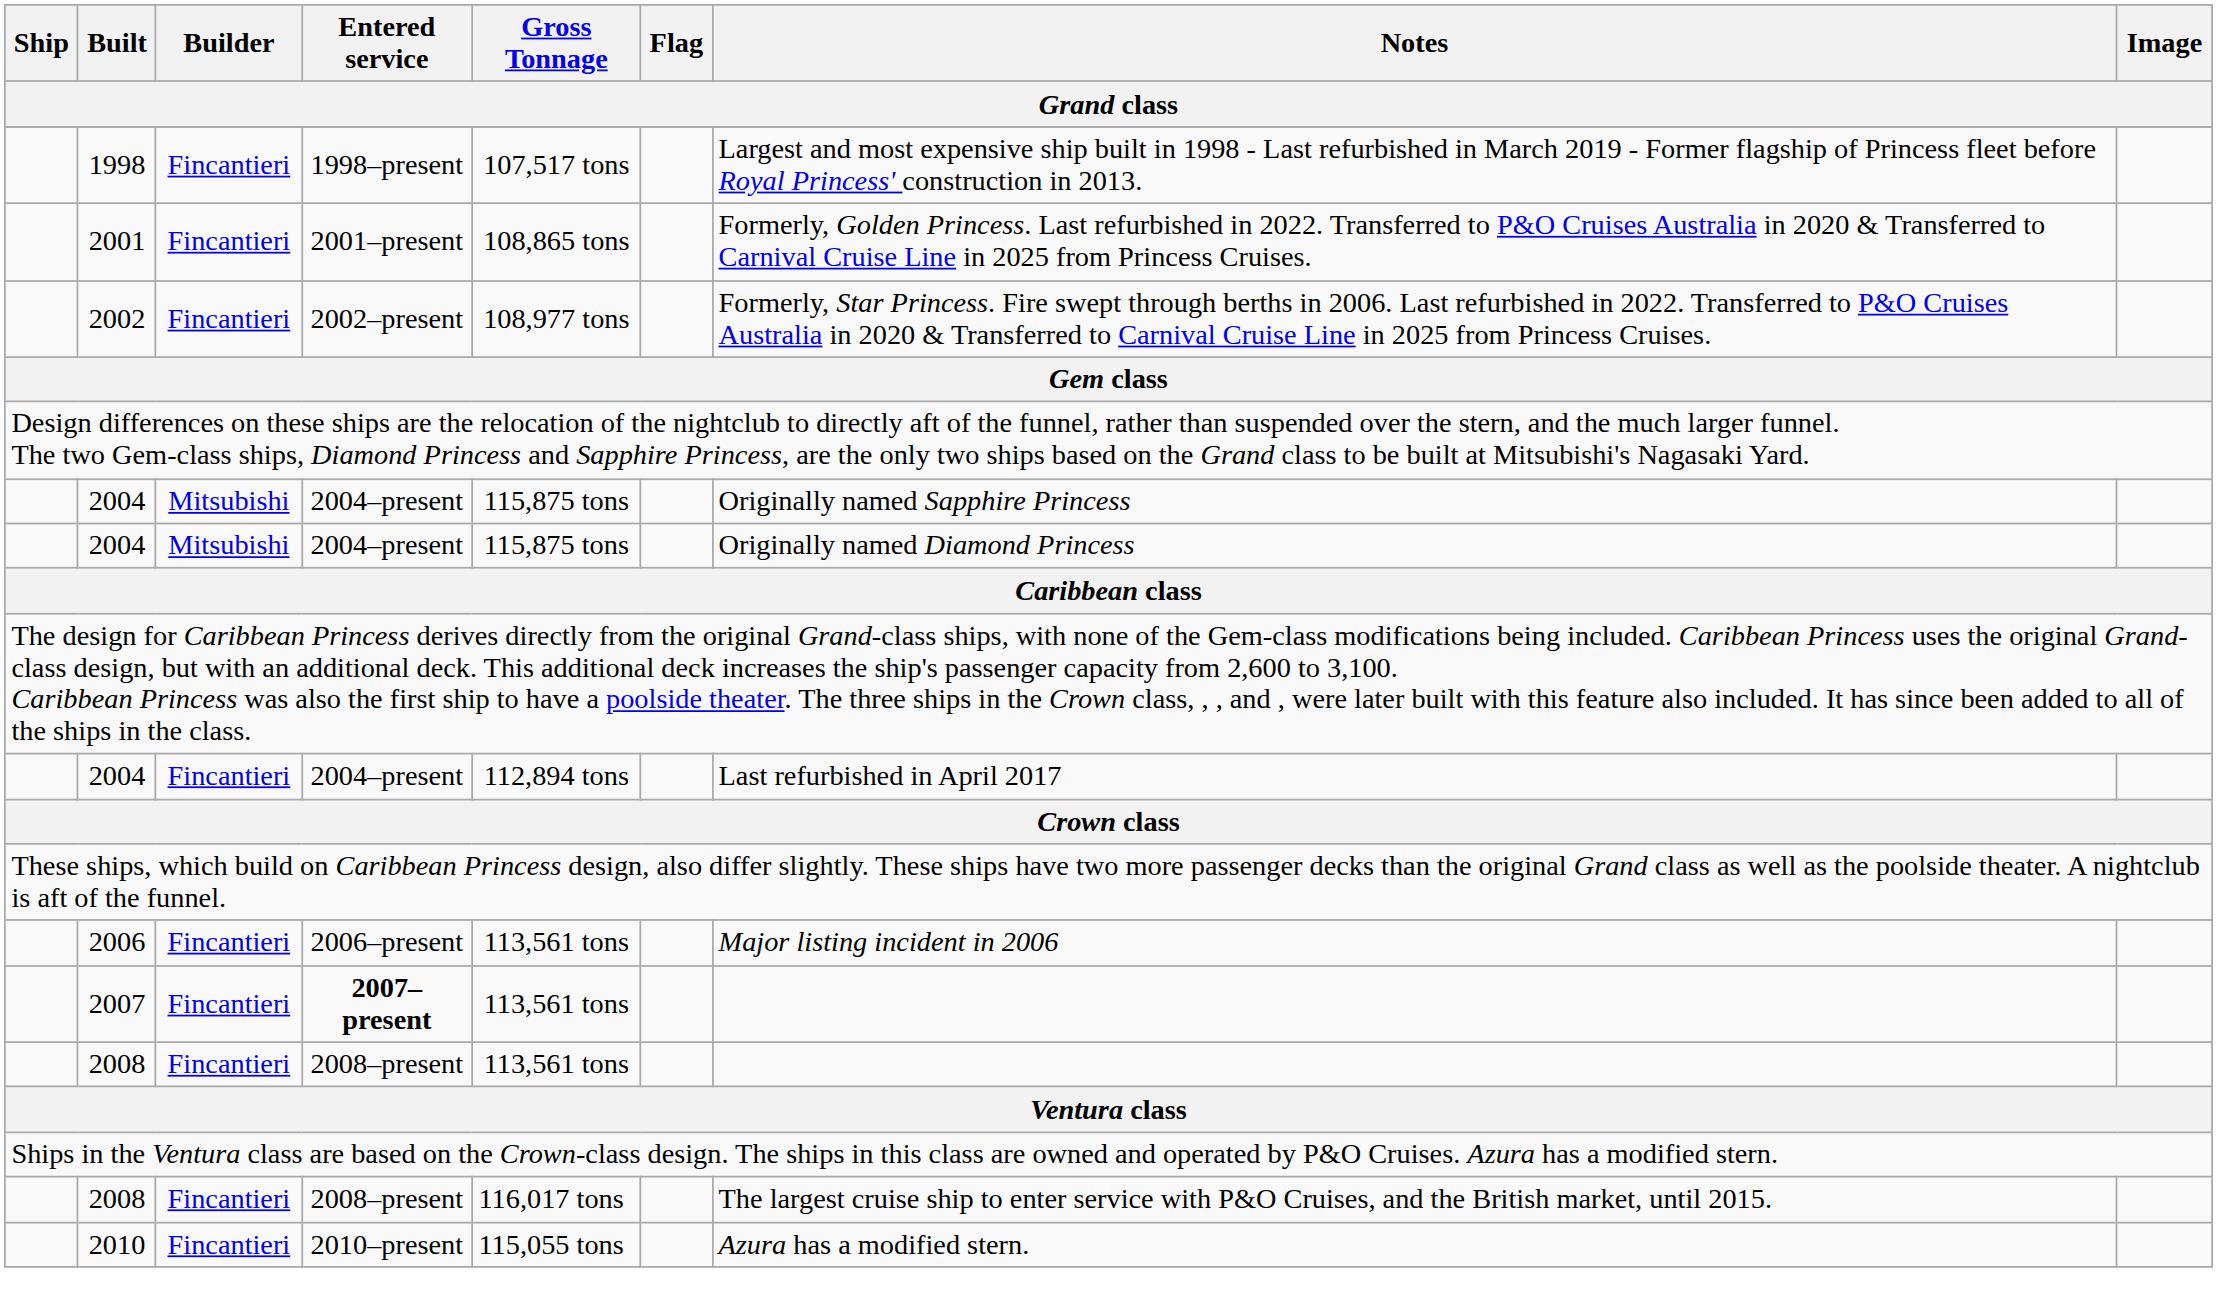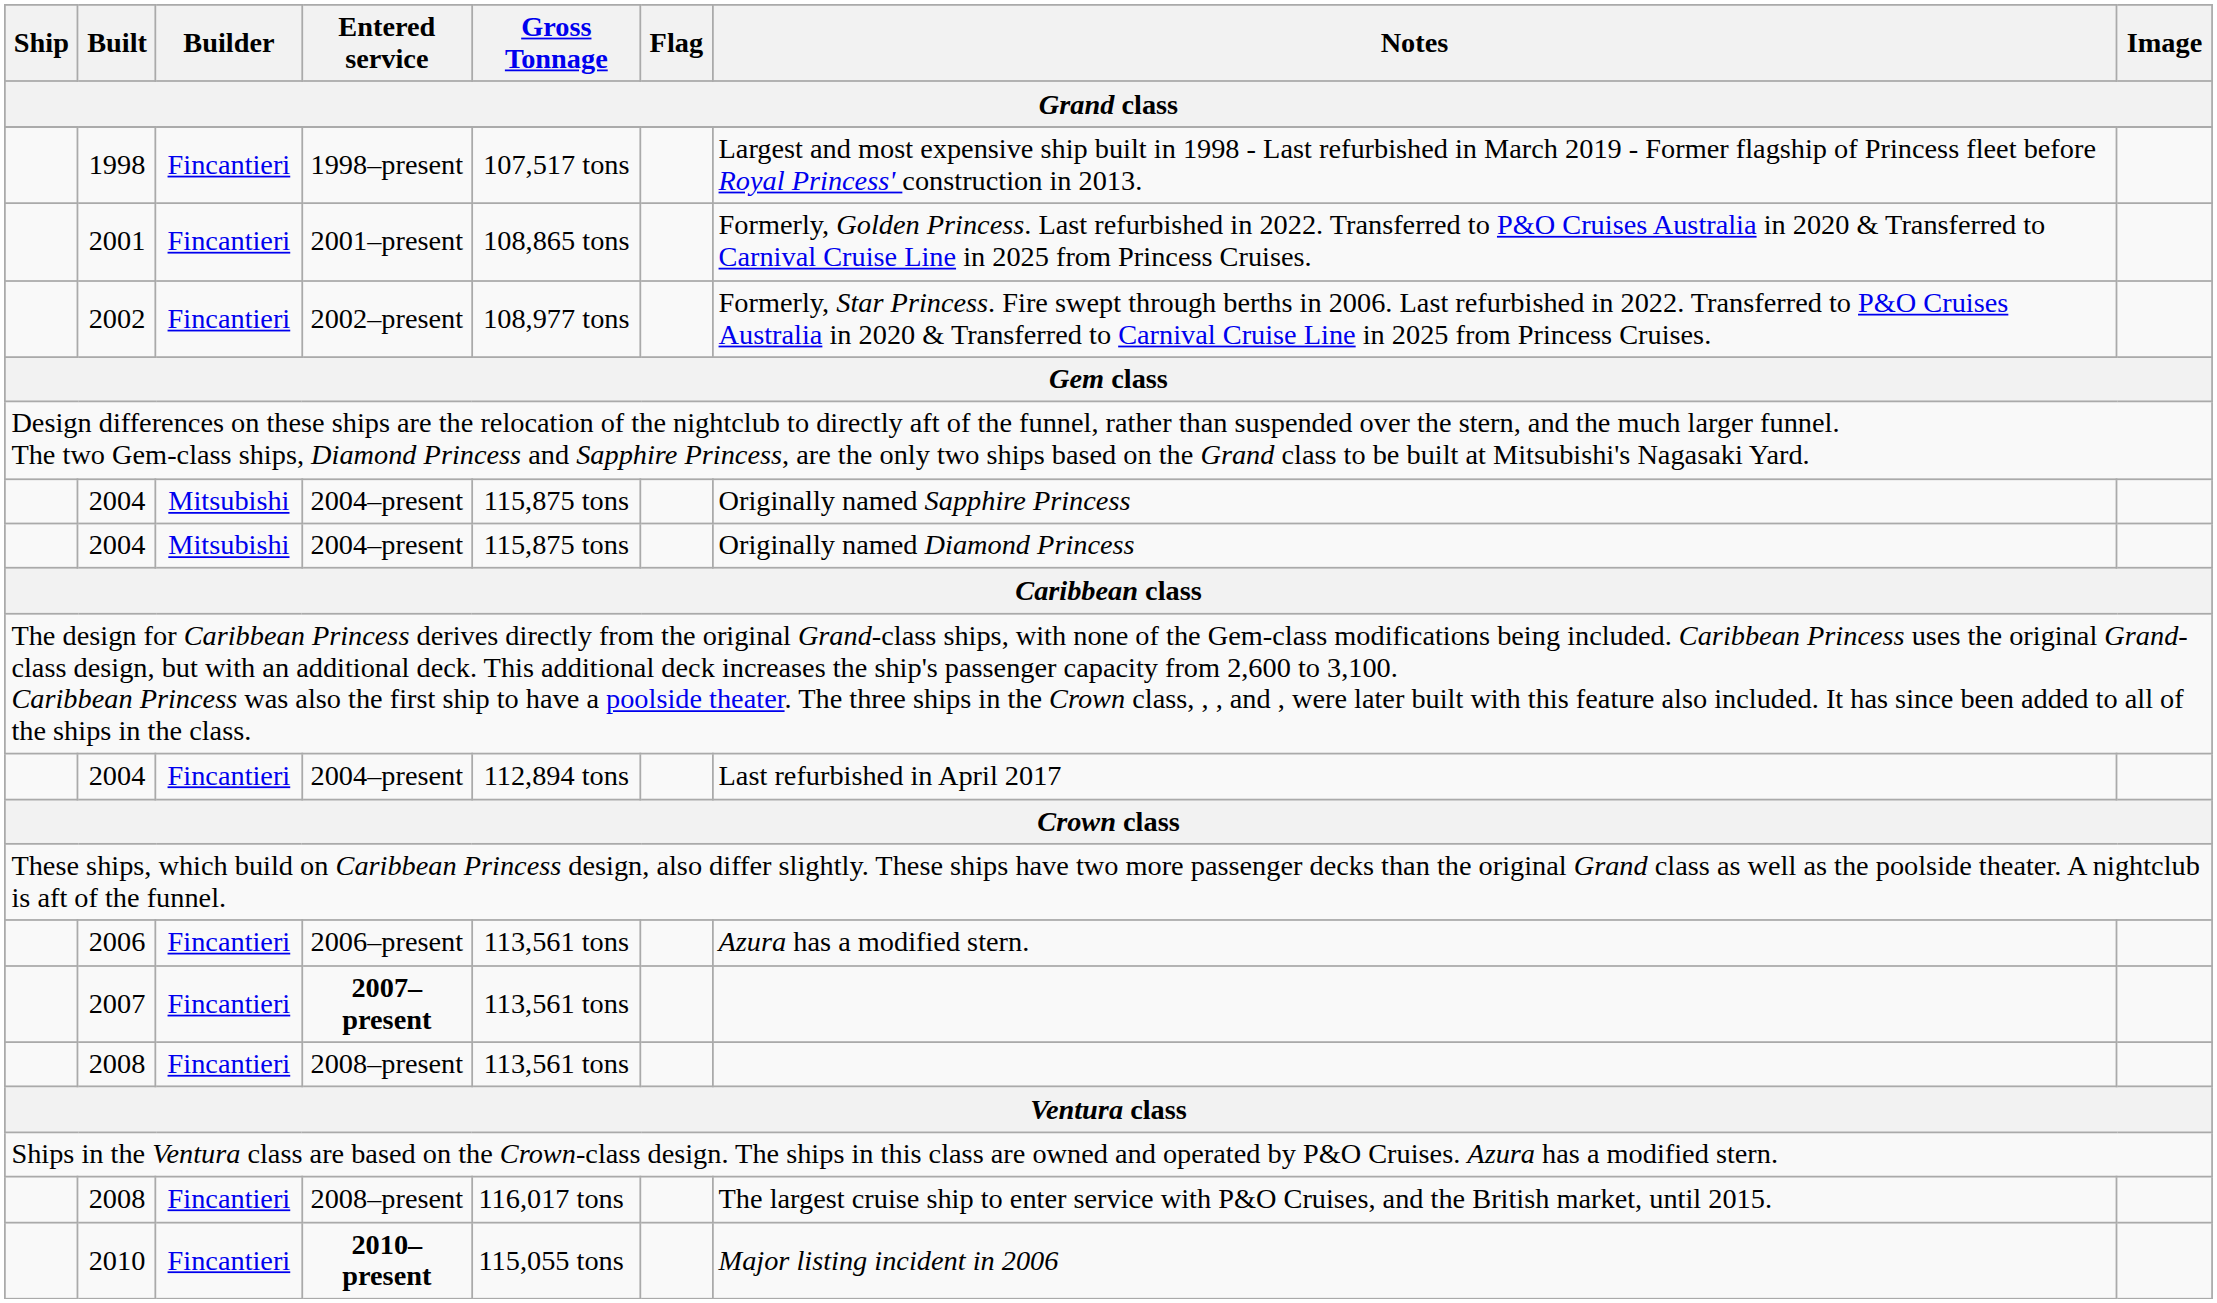(888, 942) Major listing incident in 2006 -> (874, 942) Azura has a modified stern.
(387, 1243) normal -> (387, 1259) bold
(874, 1243) Azura has a modified stern. -> (888, 1259) Major listing incident in 2006
